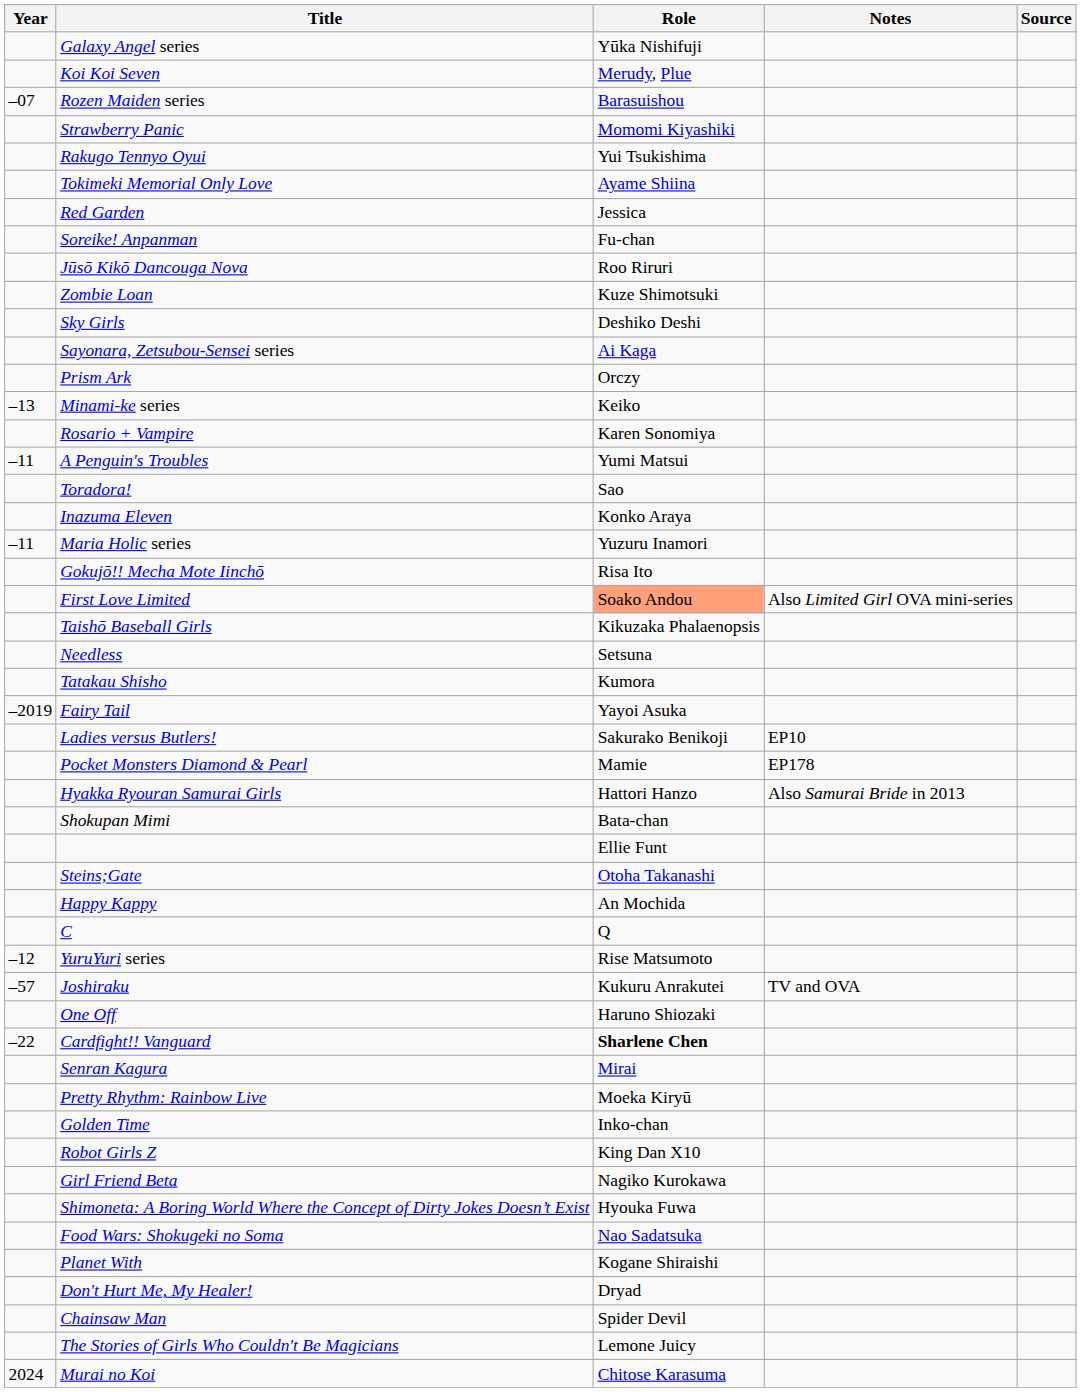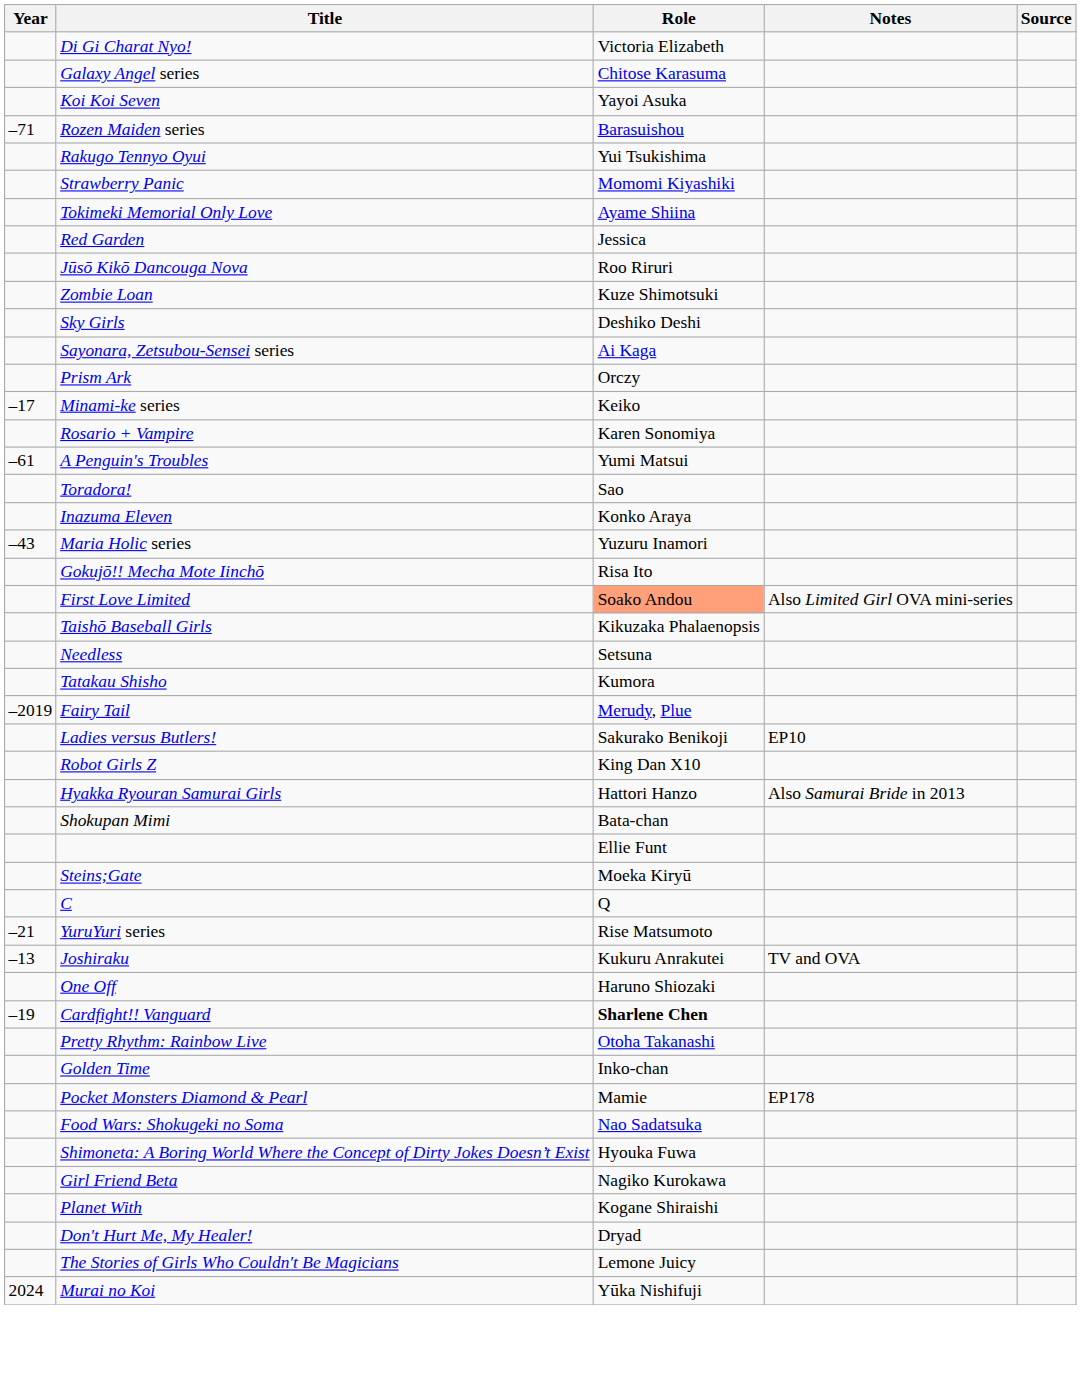+ row: (126, 45)
(650, 45) Yūka Nishifuji -> (662, 73) Chitose Karasuma
(645, 73) Merudy, Plue -> (642, 101) Yayoi Asuka
(22, 101) –07 -> (22, 128) –71
rows swapped: (133, 156) <-> (122, 128)
- row: (129, 239)
(22, 405) –13 -> (22, 405) –17
(21, 460) –11 -> (22, 460) –61
(21, 543) –11 -> (22, 543) –43
(642, 709) Yayoi Asuka -> (645, 709) Merudy, Plue
rows swapped: (184, 765) <-> (108, 1152)
(656, 875) Otoha Takanashi -> (644, 875) Moeka Kiryū
- row: (108, 903)
(22, 958) –12 -> (22, 931) –21
(22, 986) –57 -> (22, 958) –13
(22, 1041) –22 -> (22, 1014) –19
- row: (114, 1069)
(644, 1097) Moeka Kiryū -> (656, 1041) Otoha Takanashi
rows swapped: (119, 1179) <-> (172, 1235)
- row: (113, 1318)
(662, 1373) Chitose Karasuma -> (650, 1290) Yūka Nishifuji
